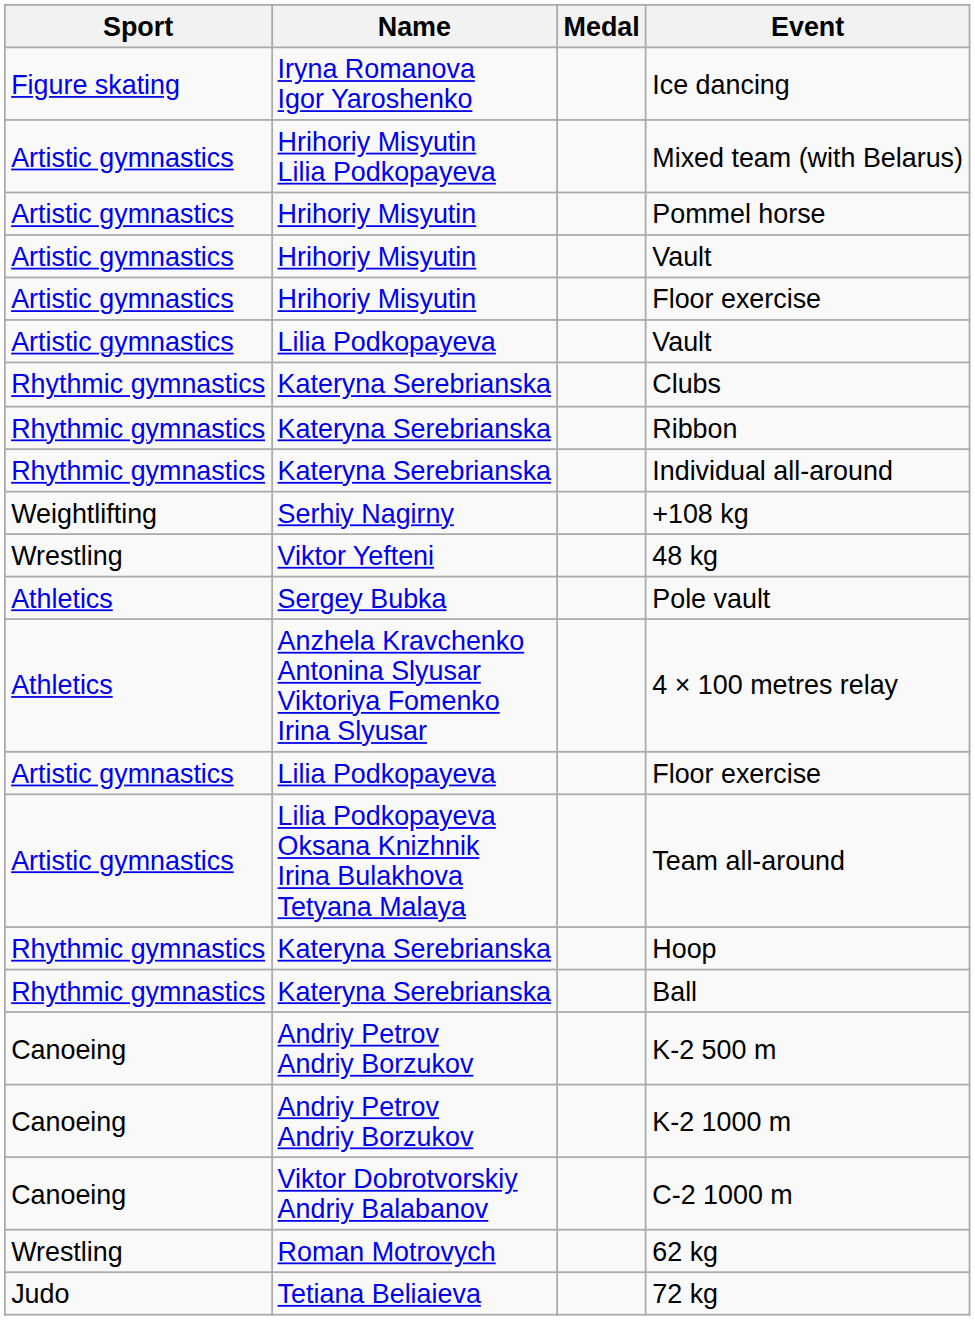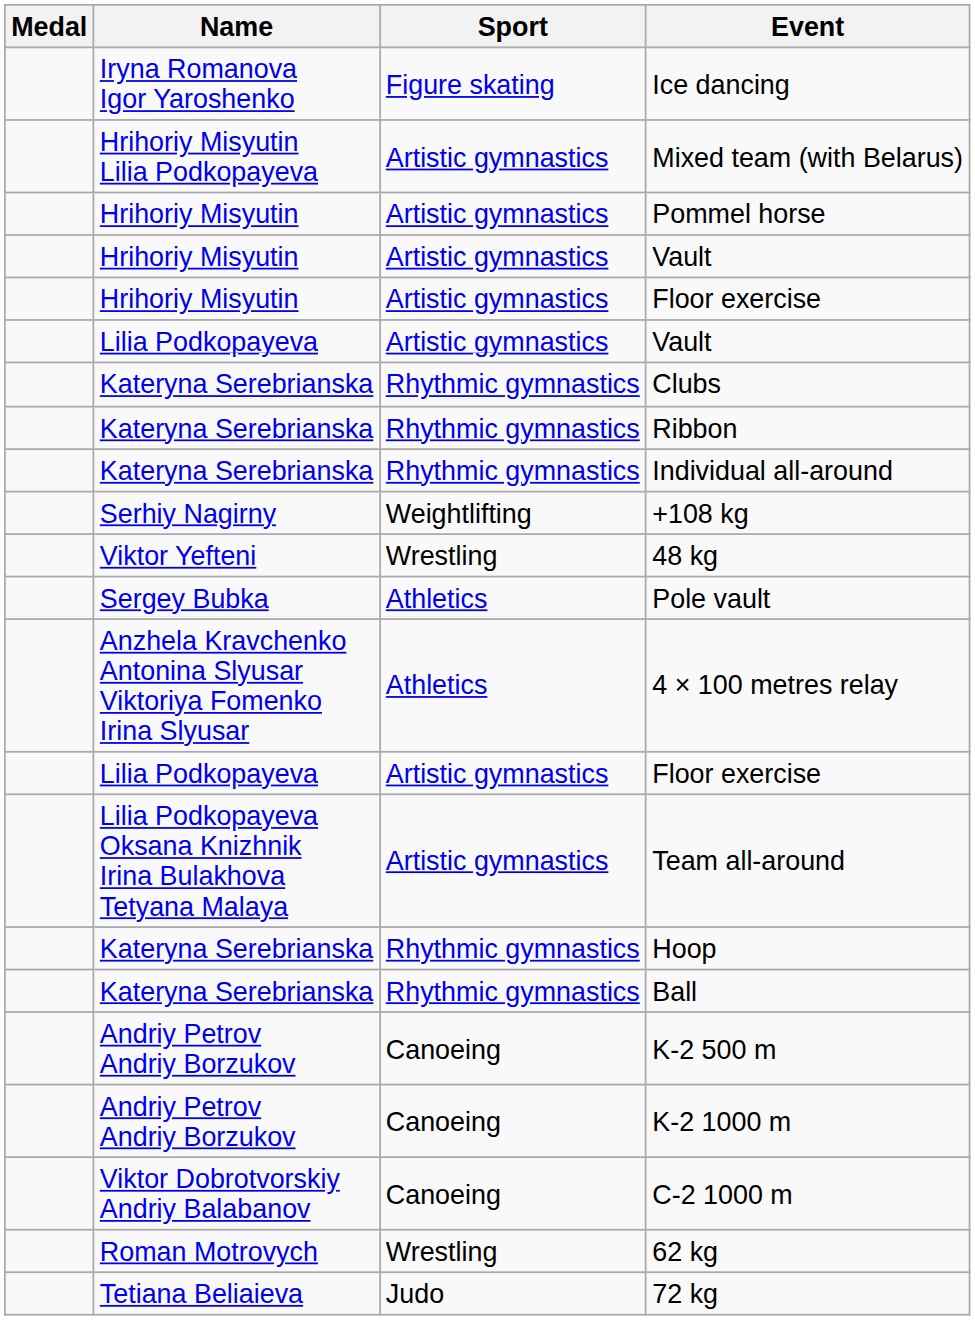columns swapped: (602, 26) <-> (138, 26)
